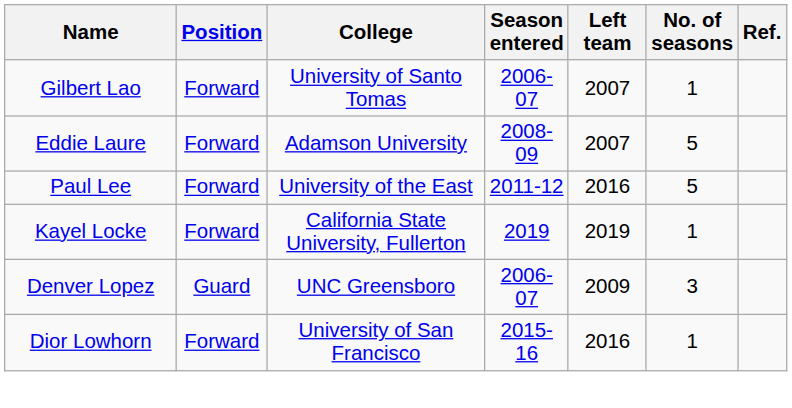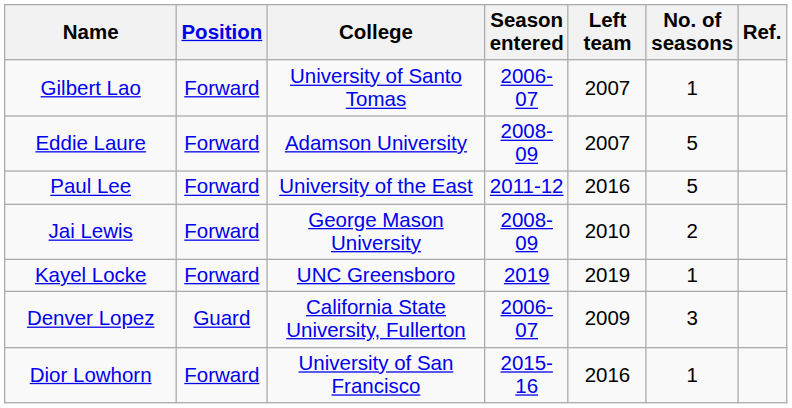+ row: (91, 231)
(376, 231) California State University, Fullerton -> (376, 275) UNC Greensboro
(376, 286) UNC Greensboro -> (376, 319) California State University, Fullerton
